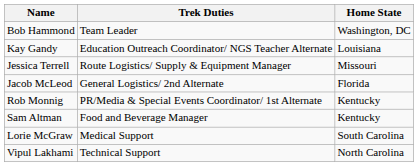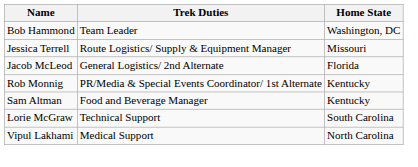- row: (32, 48)
(117, 135) Medical Support -> (120, 118) Technical Support
(120, 153) Technical Support -> (117, 135) Medical Support
